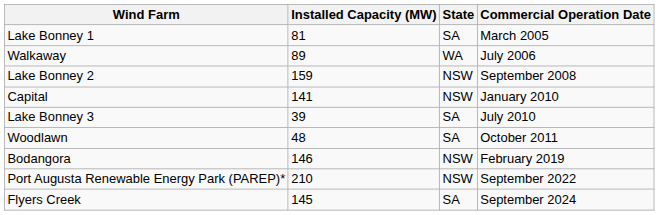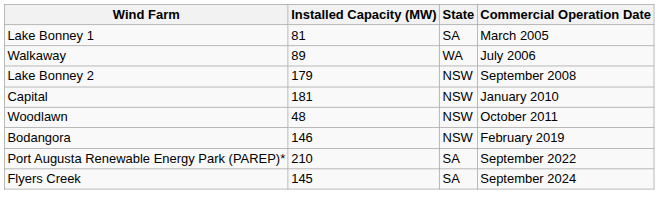(302, 76) 159 -> (302, 76) 179
(302, 96) 141 -> (302, 96) 181
- row: (51, 117)
(451, 138) SA -> (458, 117) NSW
(458, 179) NSW -> (451, 158) SA
